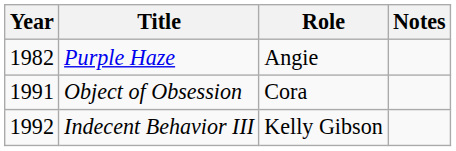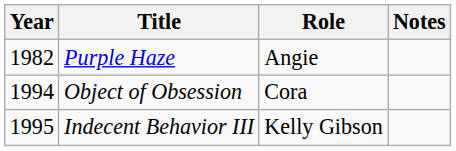(32, 92) 1991 -> (32, 92) 1994
(32, 127) 1992 -> (32, 127) 1995
